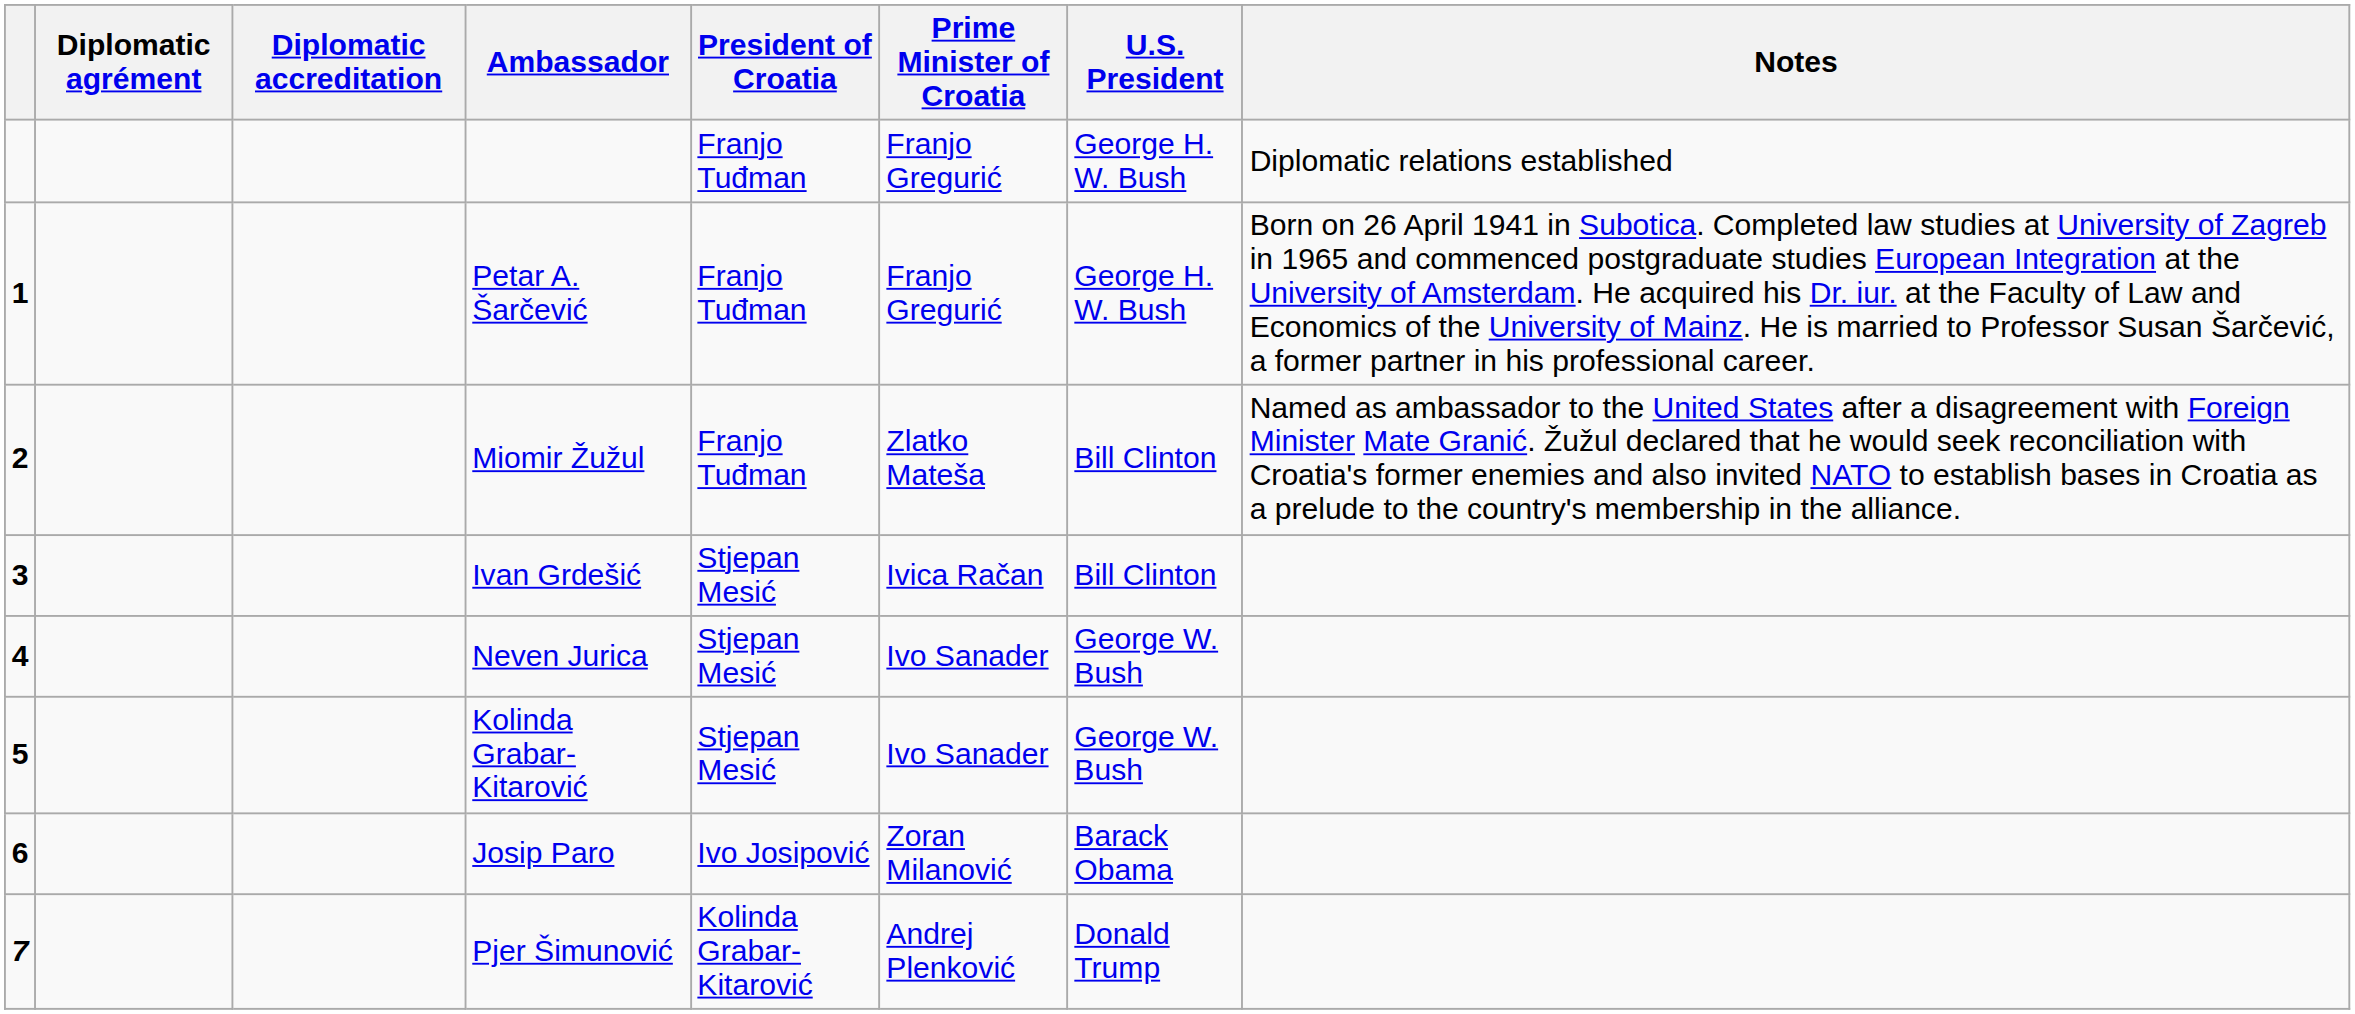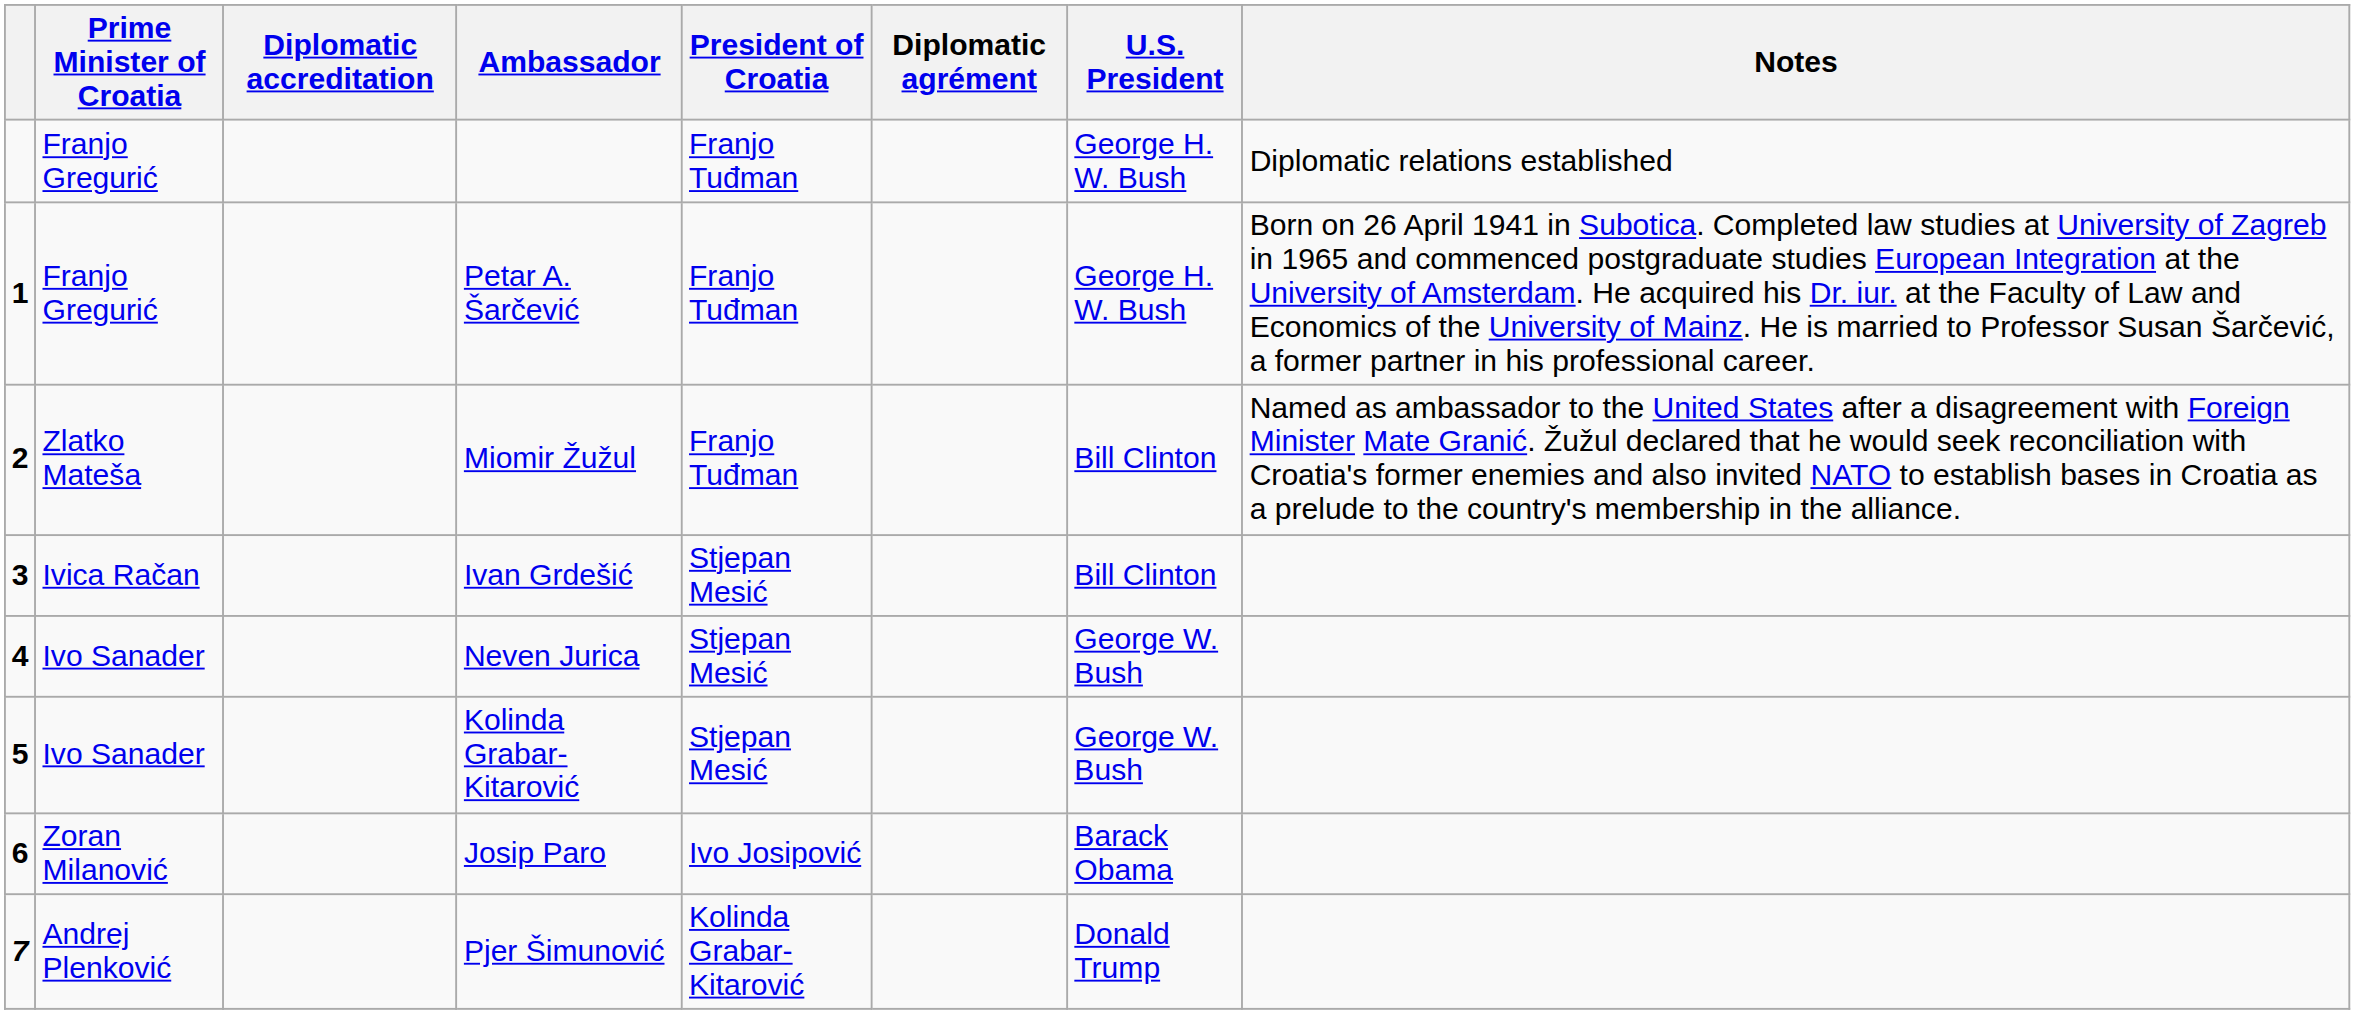columns swapped: (134, 62) <-> (973, 62)
